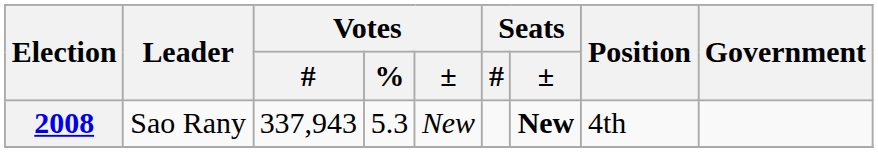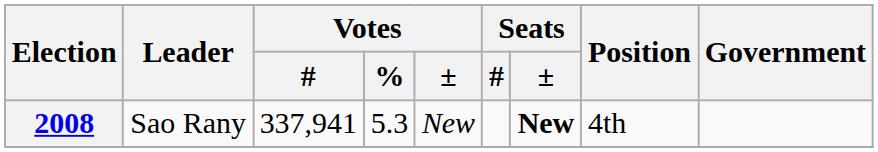(308, 123) 337,943 -> (308, 123) 337,941
